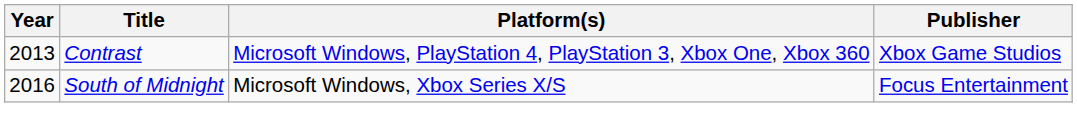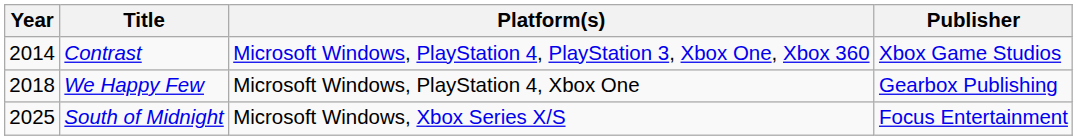(32, 53) 2013 -> (32, 53) 2014
+ row: (134, 85)
(32, 85) 2016 -> (32, 118) 2025
